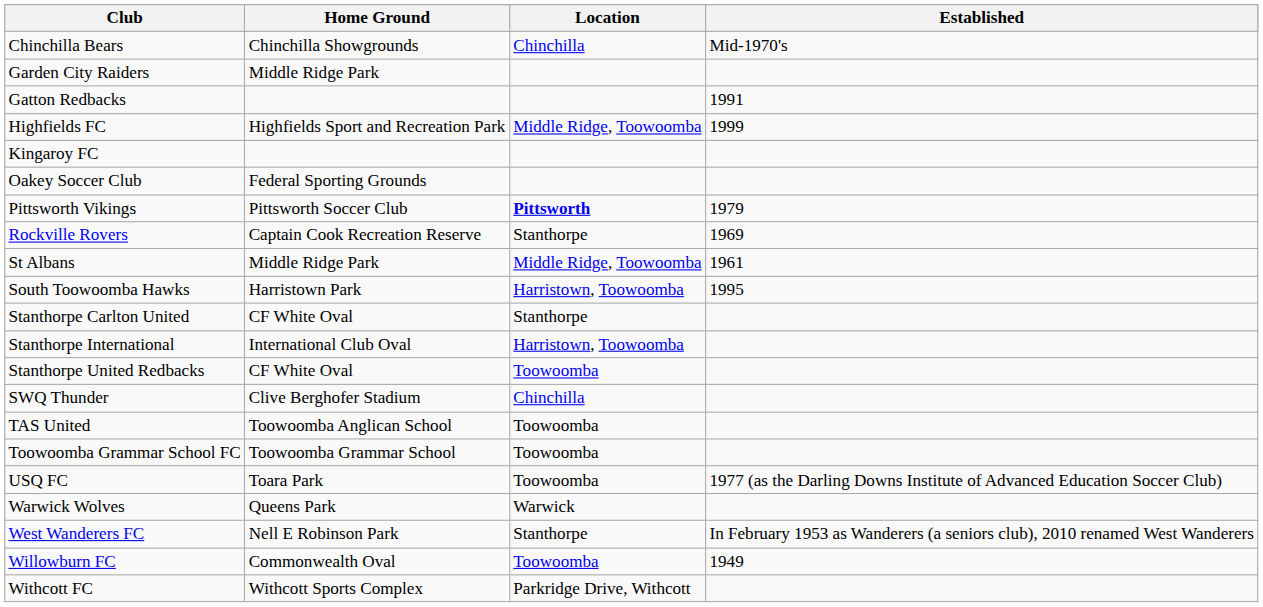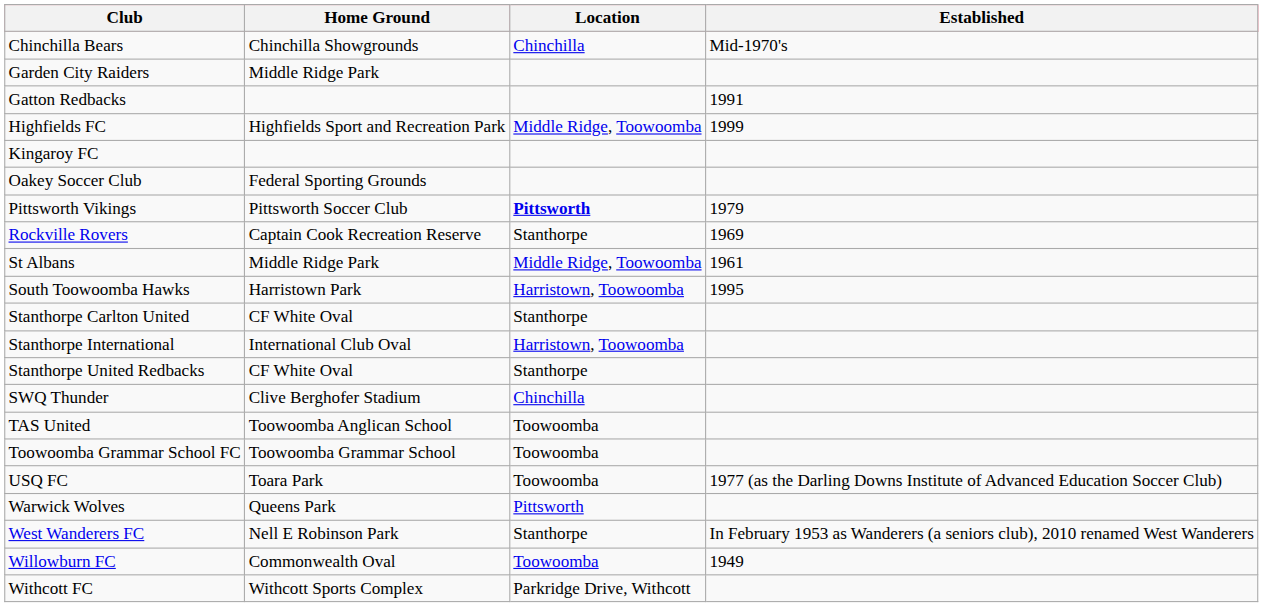(556, 371) Toowoomba -> (550, 371) Stanthorpe
(544, 506) Warwick -> (549, 506) Pittsworth
